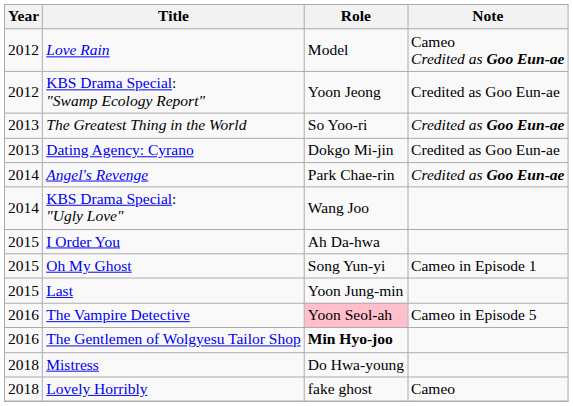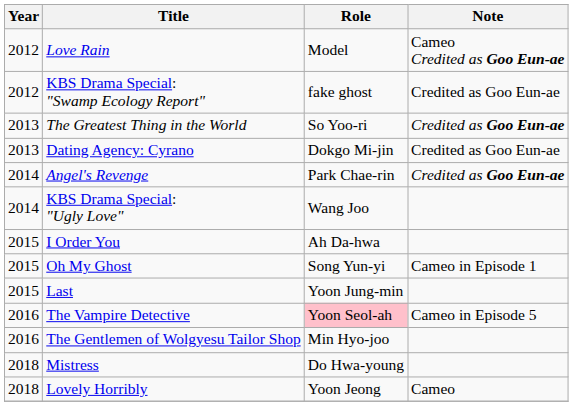(344, 92) Yoon Jeong -> (340, 92) fake ghost
(350, 339) bold -> (349, 339) normal
(340, 389) fake ghost -> (344, 389) Yoon Jeong
